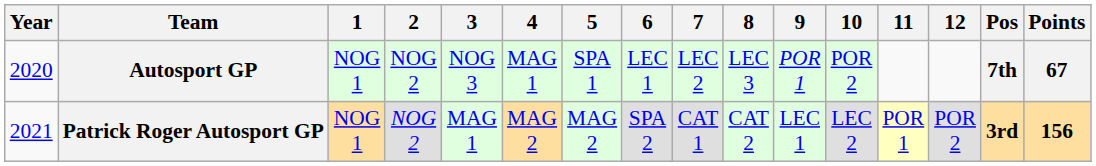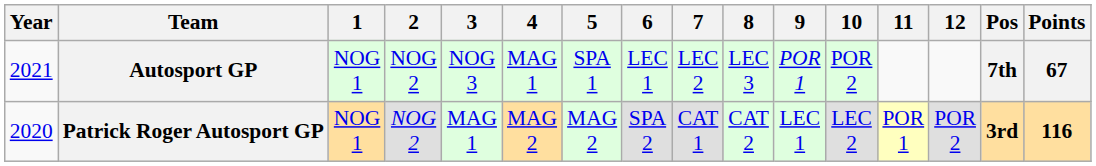(31, 70) 2020 -> (31, 70) 2021
(31, 131) 2021 -> (31, 131) 2020
(1057, 131) 156 -> (1057, 131) 116
